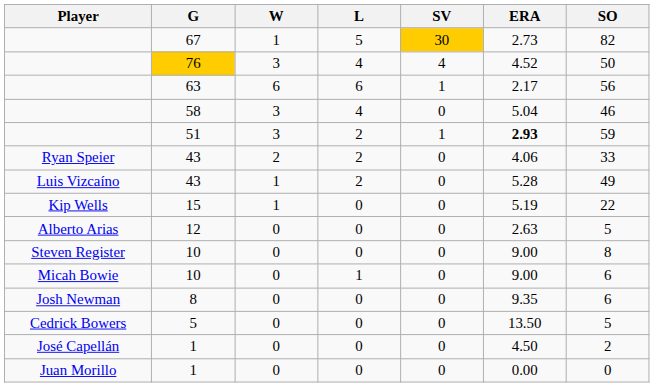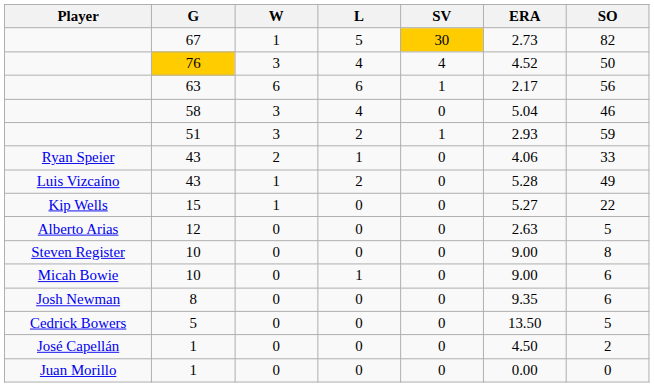(525, 134) bold -> (525, 134) normal
(359, 157) 2 -> (359, 157) 1
(525, 205) 5.19 -> (525, 205) 5.27
